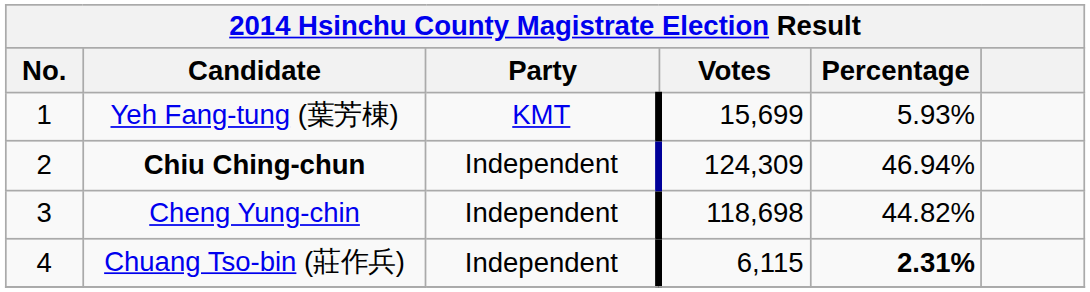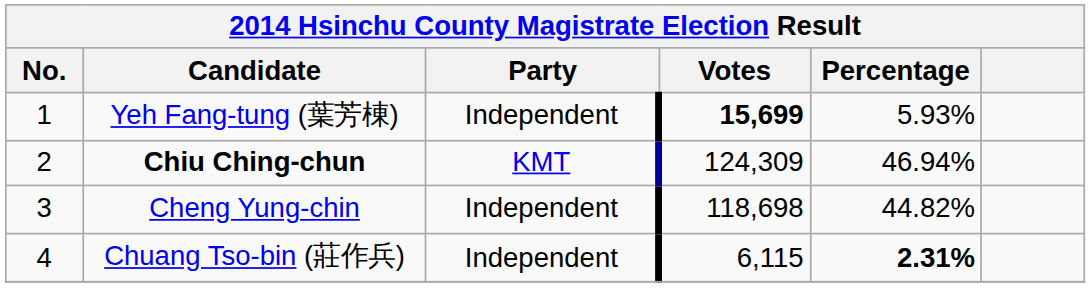(541, 116) KMT -> (541, 116) Independent
(762, 116) normal -> (762, 116) bold
(555, 164) Independent -> (541, 162) KMT
